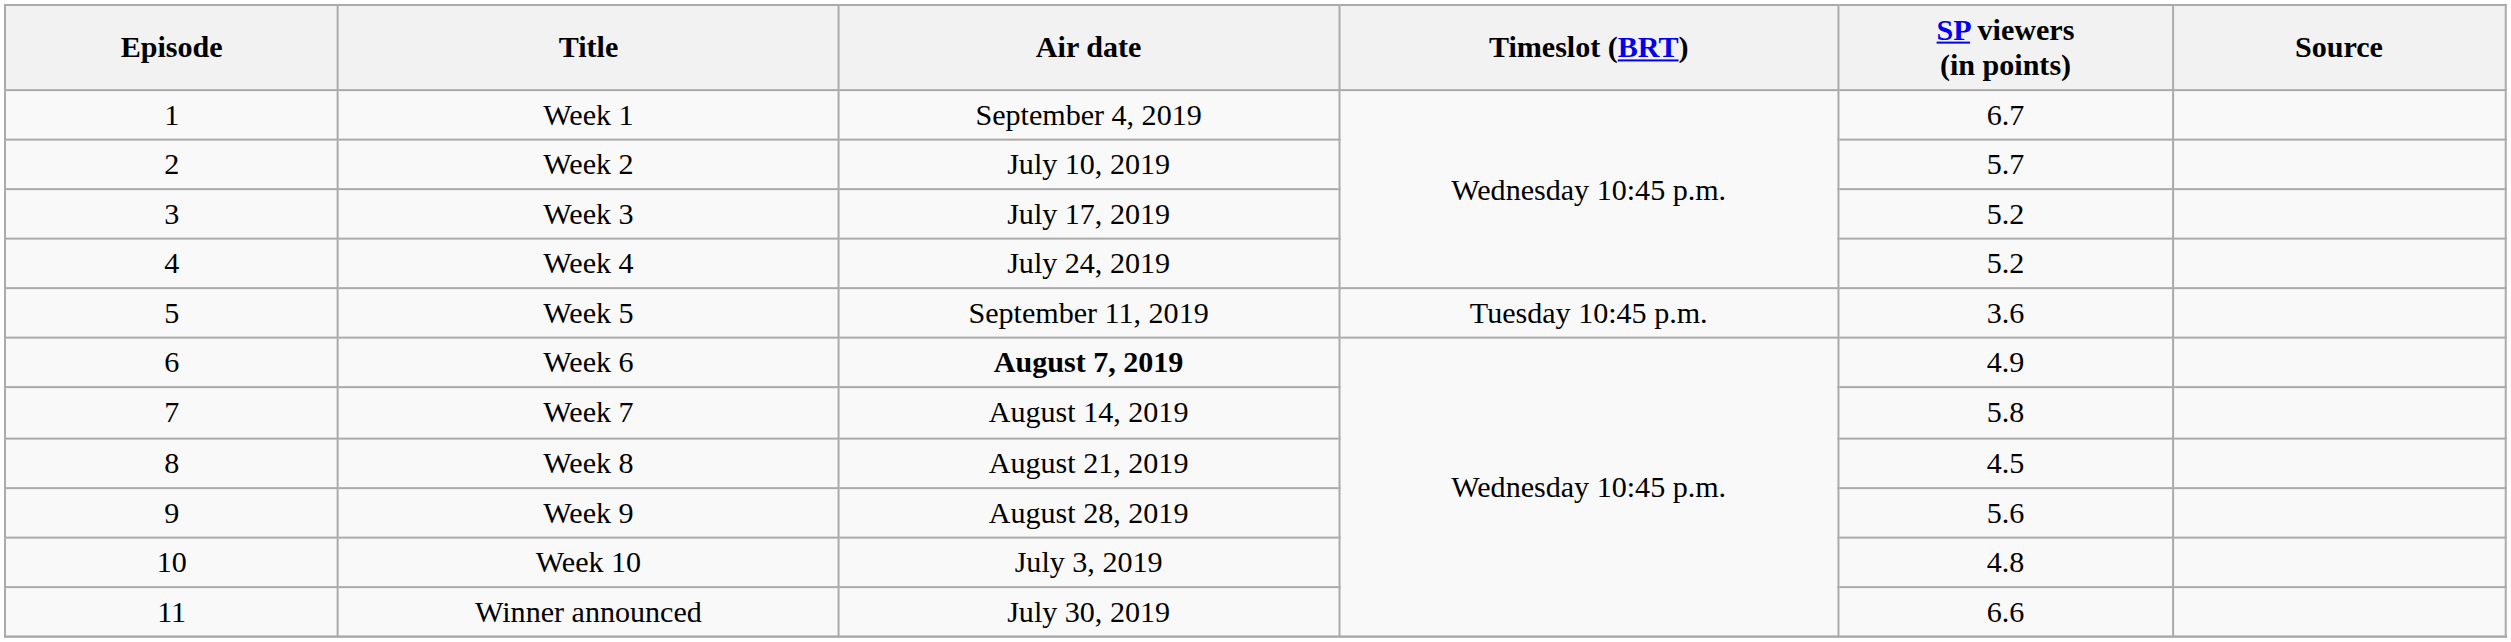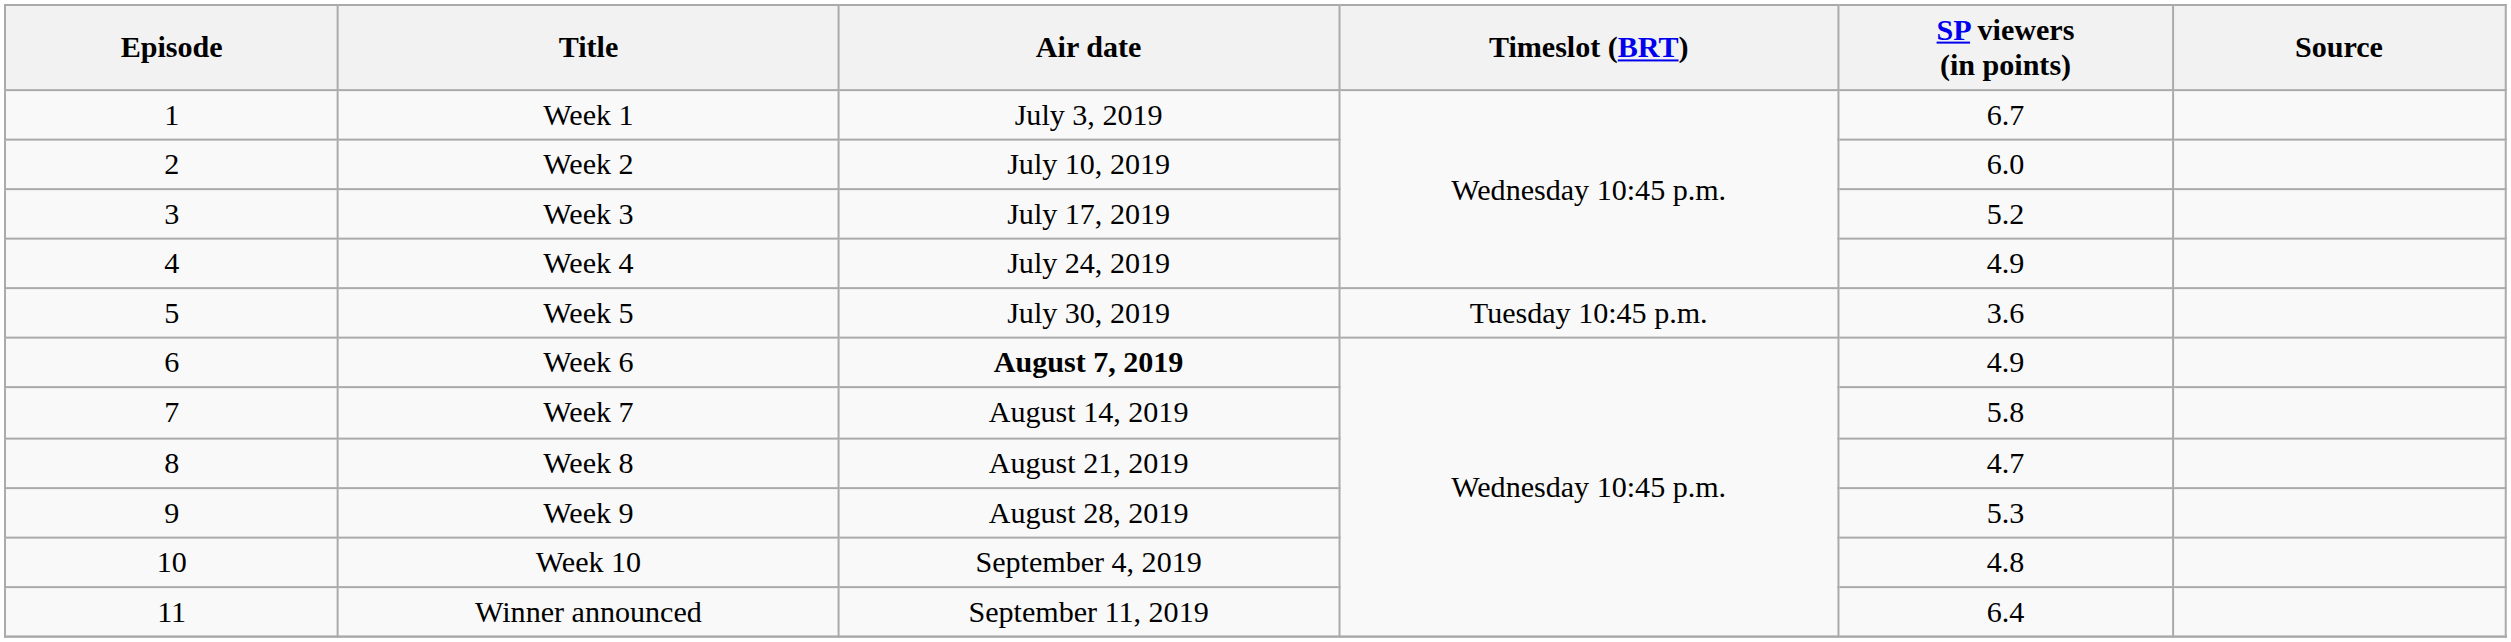(1089, 114) September 4, 2019 -> (1089, 114) July 3, 2019
(2006, 164) 5.7 -> (2006, 164) 6.0
(2006, 263) 5.2 -> (2006, 263) 4.9
(1089, 313) September 11, 2019 -> (1089, 313) July 30, 2019
(2006, 462) 4.5 -> (2006, 462) 4.7
(2006, 511) 5.6 -> (2006, 511) 5.3
(1089, 561) July 3, 2019 -> (1089, 561) September 4, 2019
(1089, 611) July 30, 2019 -> (1089, 611) September 11, 2019
(2006, 611) 6.6 -> (2006, 611) 6.4
